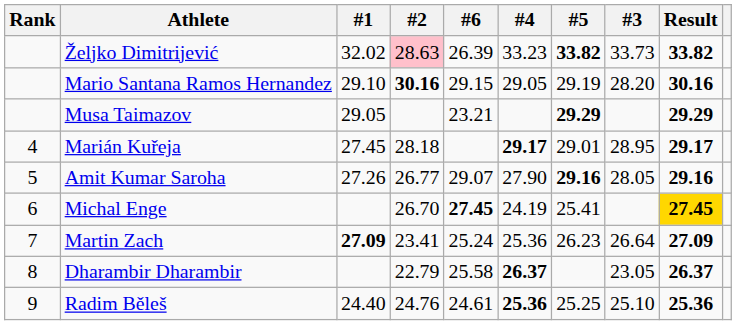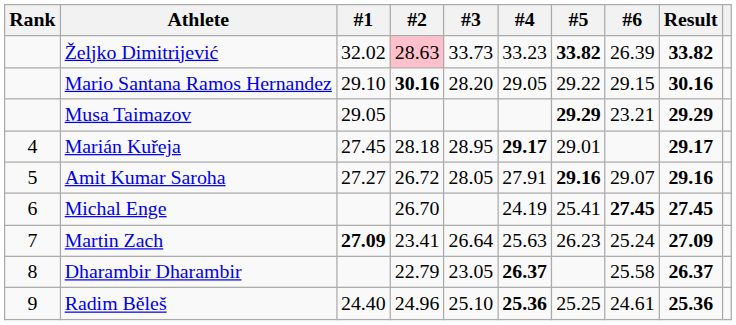columns swapped: (632, 20) <-> (471, 20)
(578, 83) 29.19 -> (578, 83) 29.22
(363, 177) 27.26 -> (363, 177) 27.27
(417, 177) 26.77 -> (417, 177) 26.72
(525, 177) 27.90 -> (525, 177) 27.91
(691, 209) gold background -> (691, 209) no background
(525, 240) 25.36 -> (525, 240) 25.63
(417, 303) 24.76 -> (417, 303) 24.96
